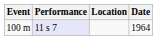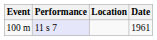(141, 27) 1964 -> (141, 27) 1961
